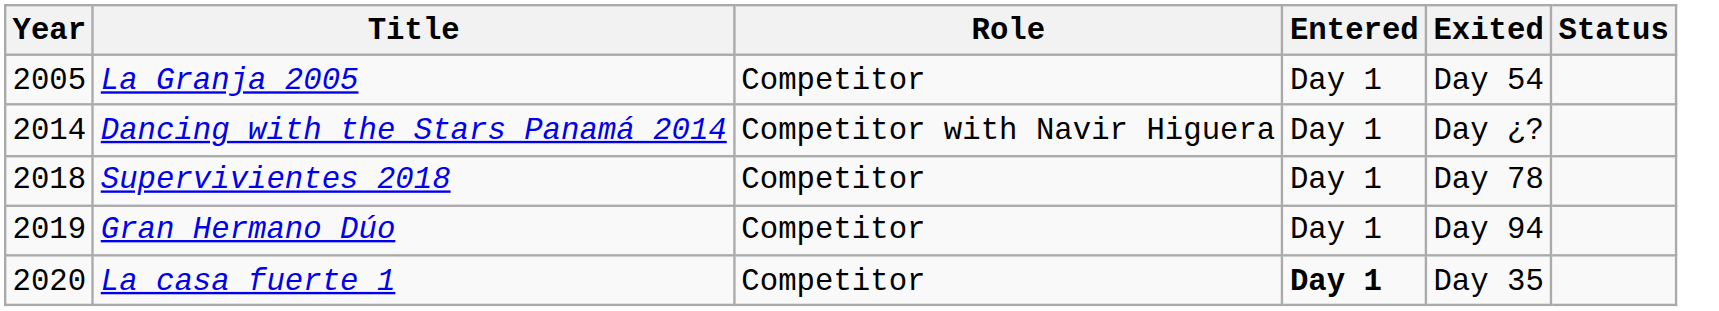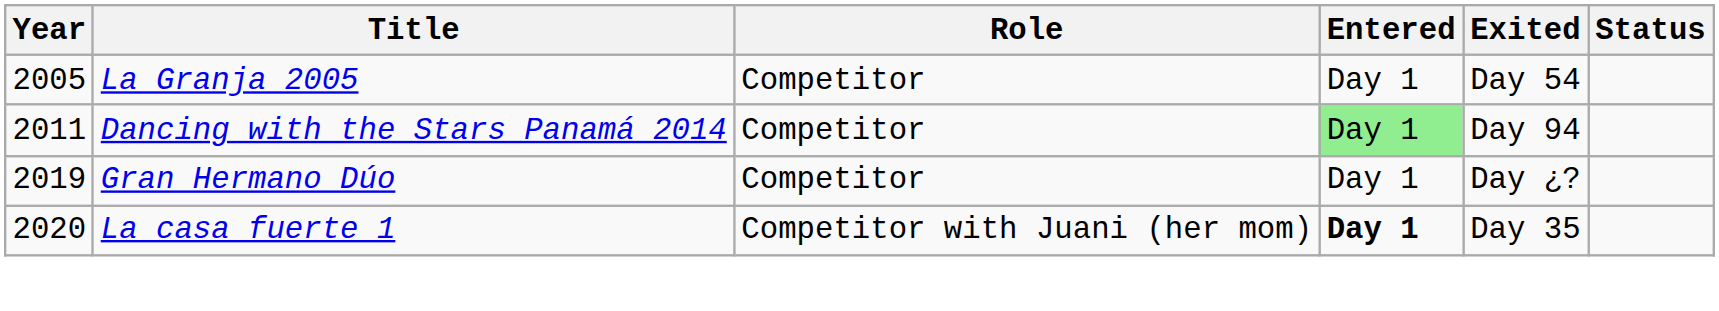(49, 130) 2014 -> (49, 130) 2011
(1008, 130) Competitor with Navir Higuera -> (833, 130) Competitor
(1336, 130) no background -> (1373, 130) lightgreen background
(1489, 130) Day ¿? -> (1525, 130) Day 94
- row: (276, 180)
(1489, 230) Day 94 -> (1525, 180) Day ¿?
(833, 280) Competitor -> (1027, 230) Competitor with Juani (her mom)
